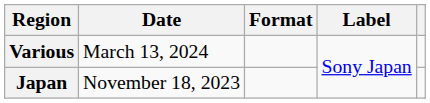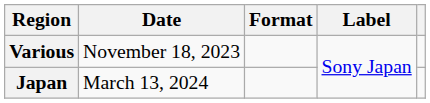(146, 51) March 13, 2024 -> (162, 51) November 18, 2023
(162, 82) November 18, 2023 -> (146, 82) March 13, 2024
